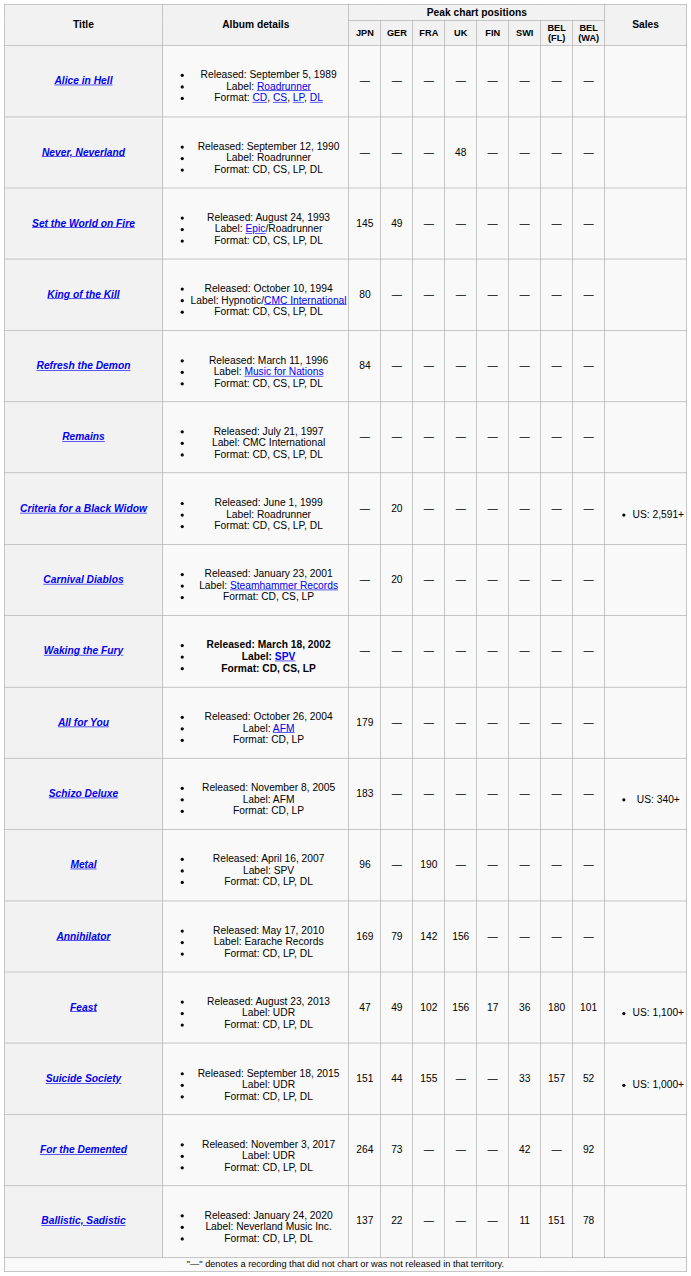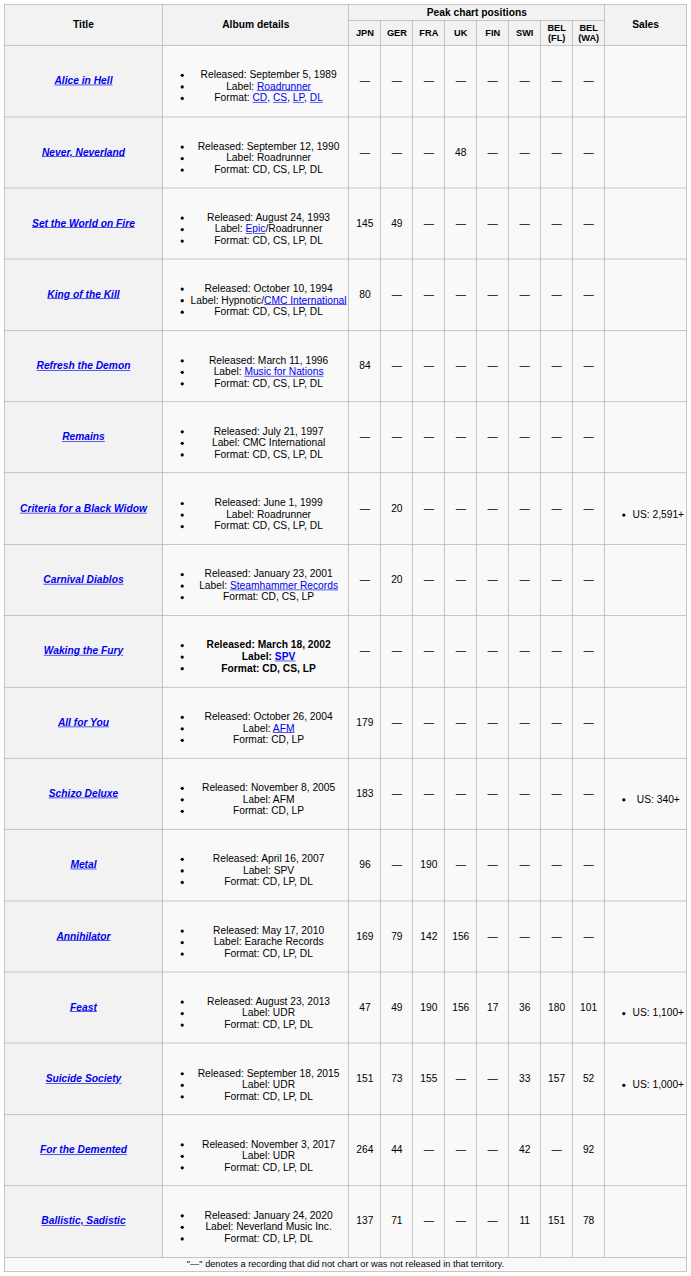(429, 1007) 102 -> (429, 1007) 190
(397, 1079) 44 -> (397, 1079) 73
(397, 1150) 73 -> (397, 1150) 44
(397, 1221) 22 -> (397, 1221) 71
